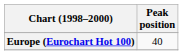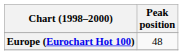(157, 41) 40 -> (157, 41) 48
